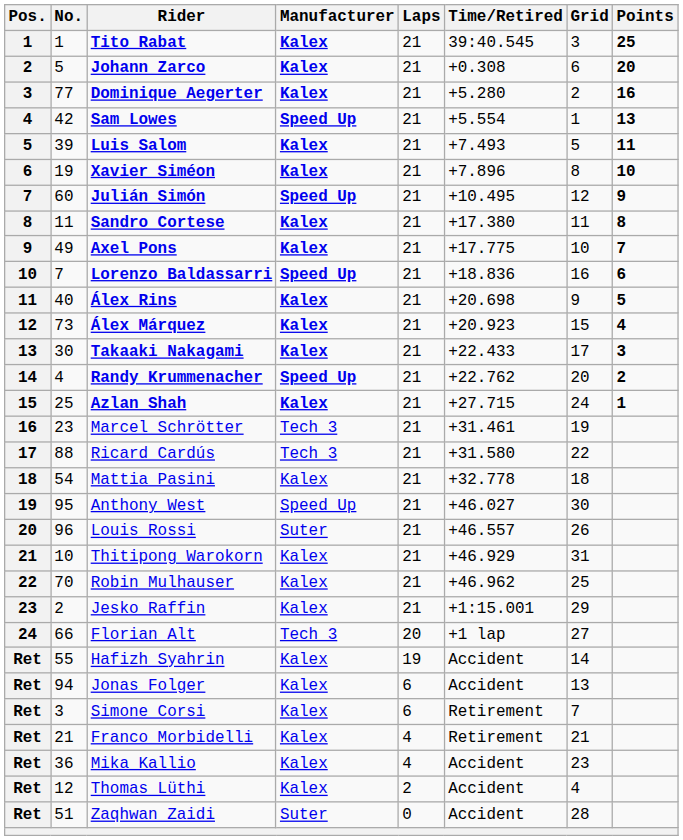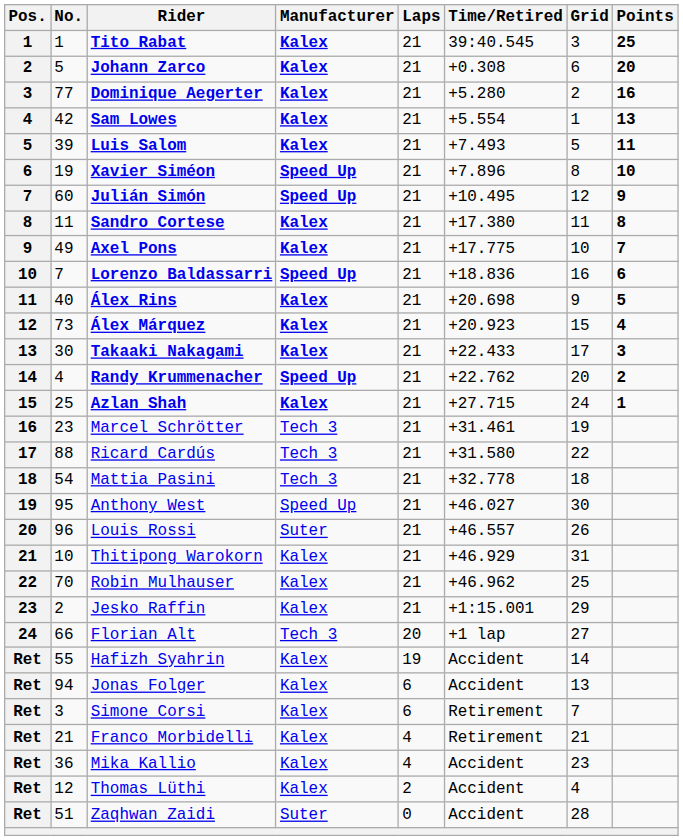(318, 121) Speed Up -> (304, 121) Kalex
(304, 172) Kalex -> (318, 172) Speed Up
(304, 481) Kalex -> (309, 481) Tech 3
